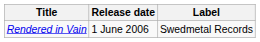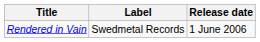columns swapped: (123, 12) <-> (206, 12)
